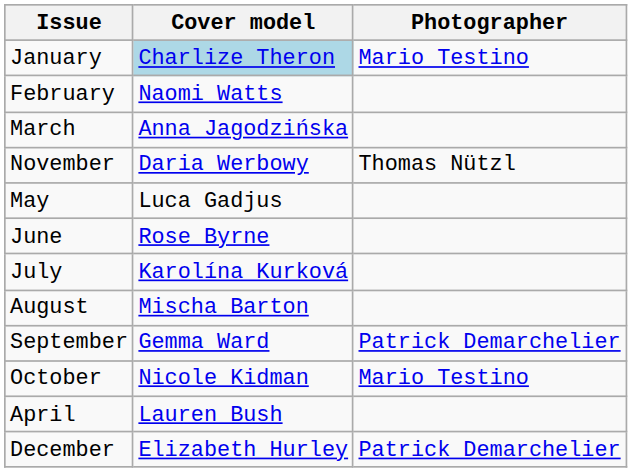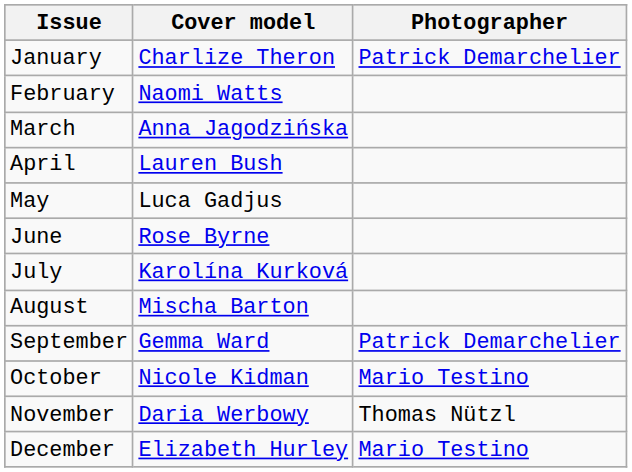(237, 58) lightblue background -> (237, 58) no background
(444, 58) Mario Testino -> (490, 58) Patrick Demarchelier
rows swapped: (43, 414) <-> (62, 165)
(490, 450) Patrick Demarchelier -> (444, 450) Mario Testino
